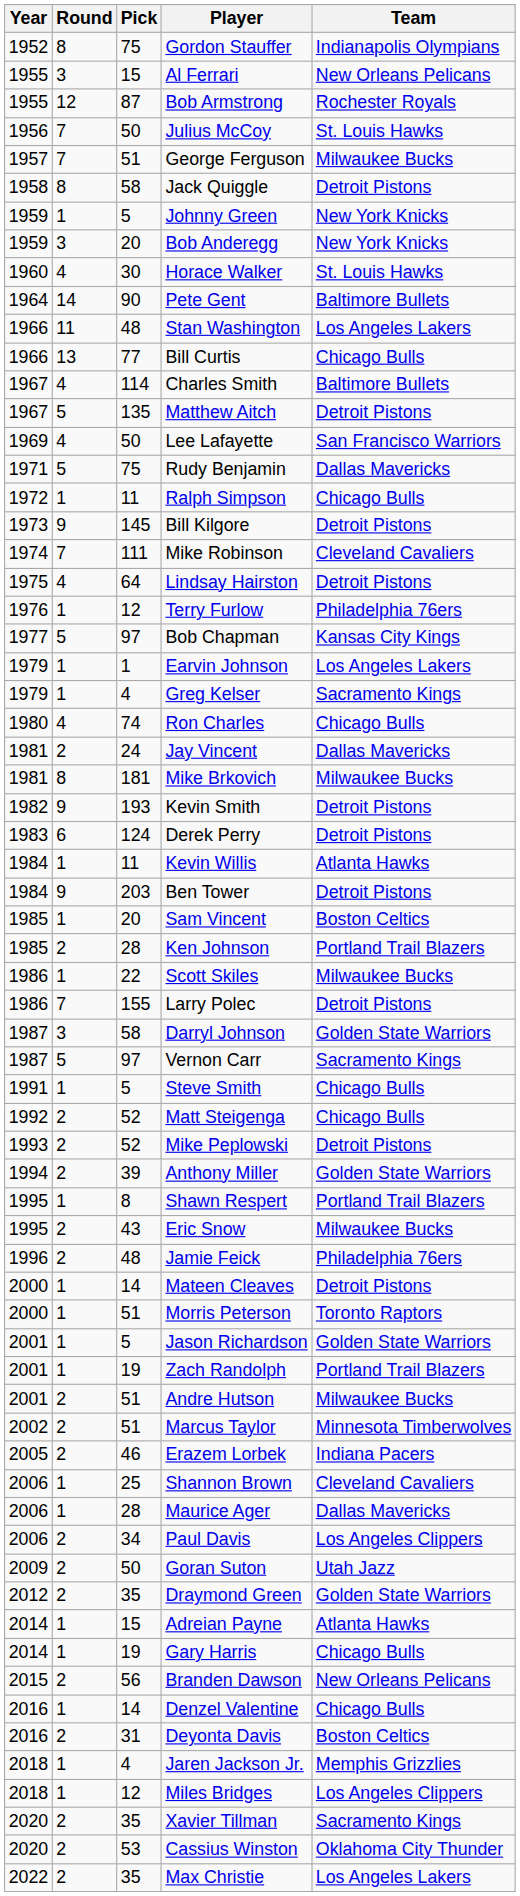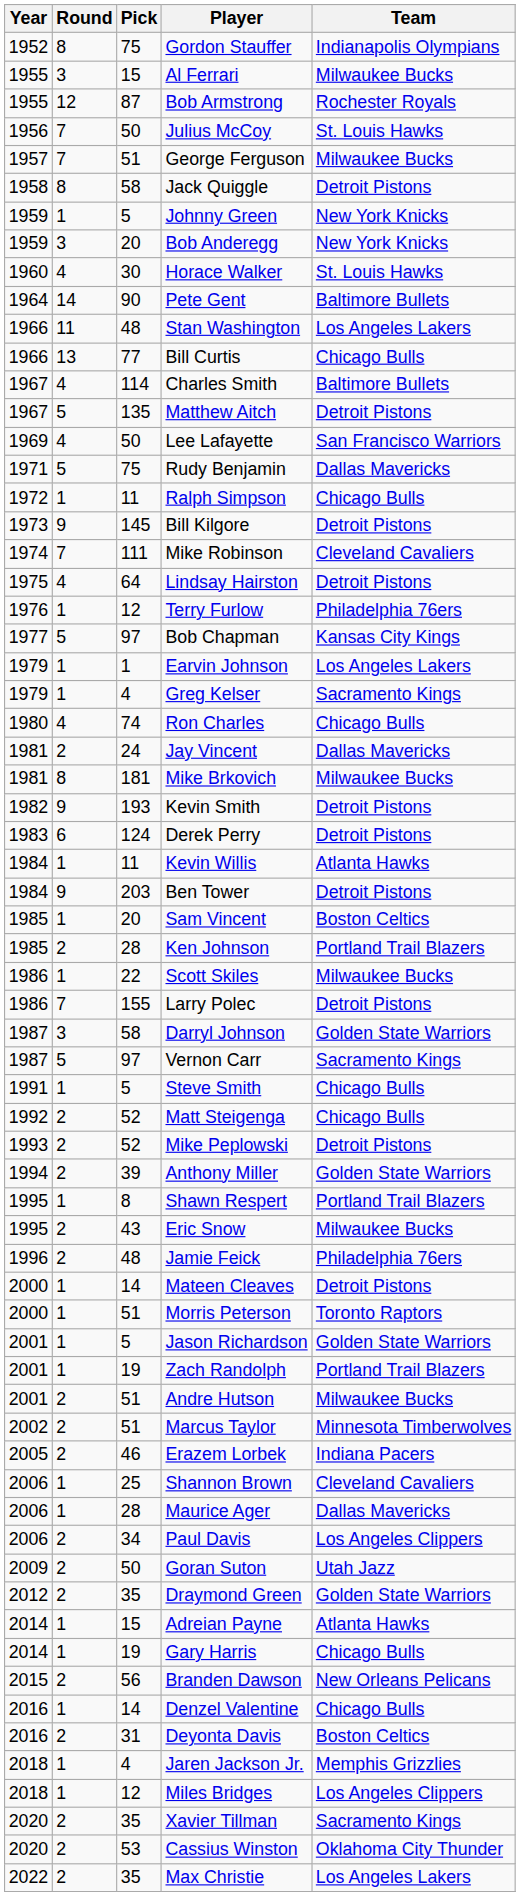(403, 74) New Orleans Pelicans -> (384, 74) Milwaukee Bucks
